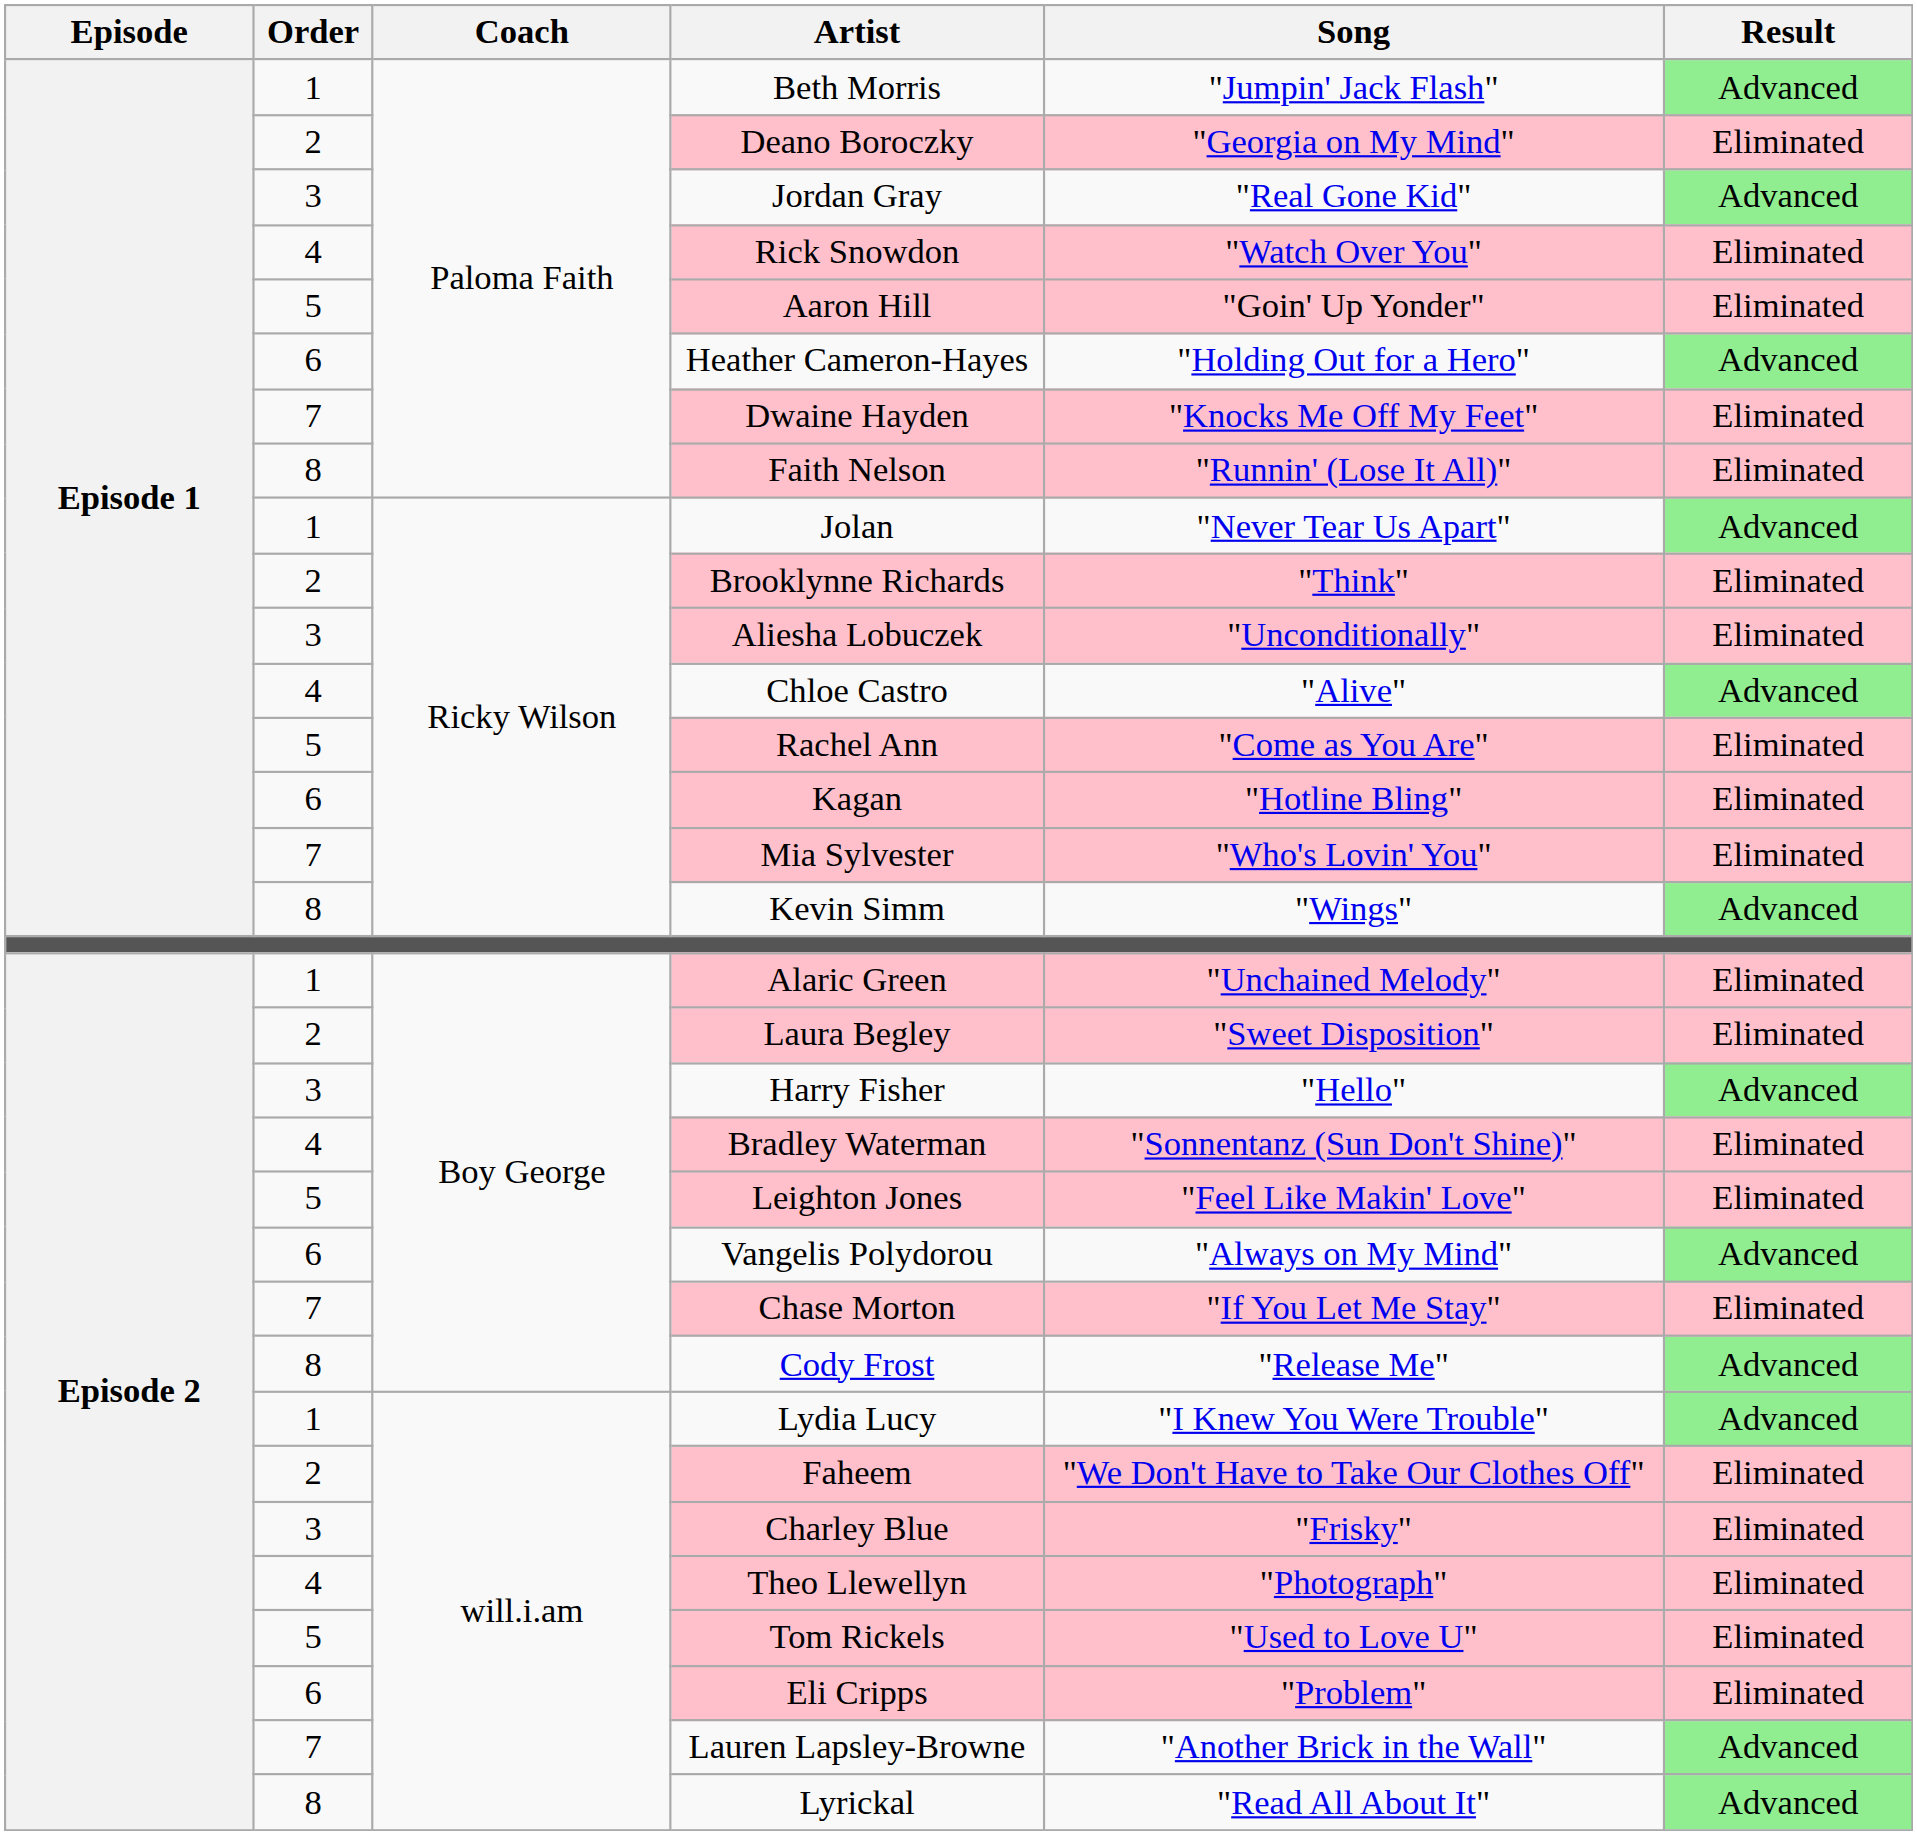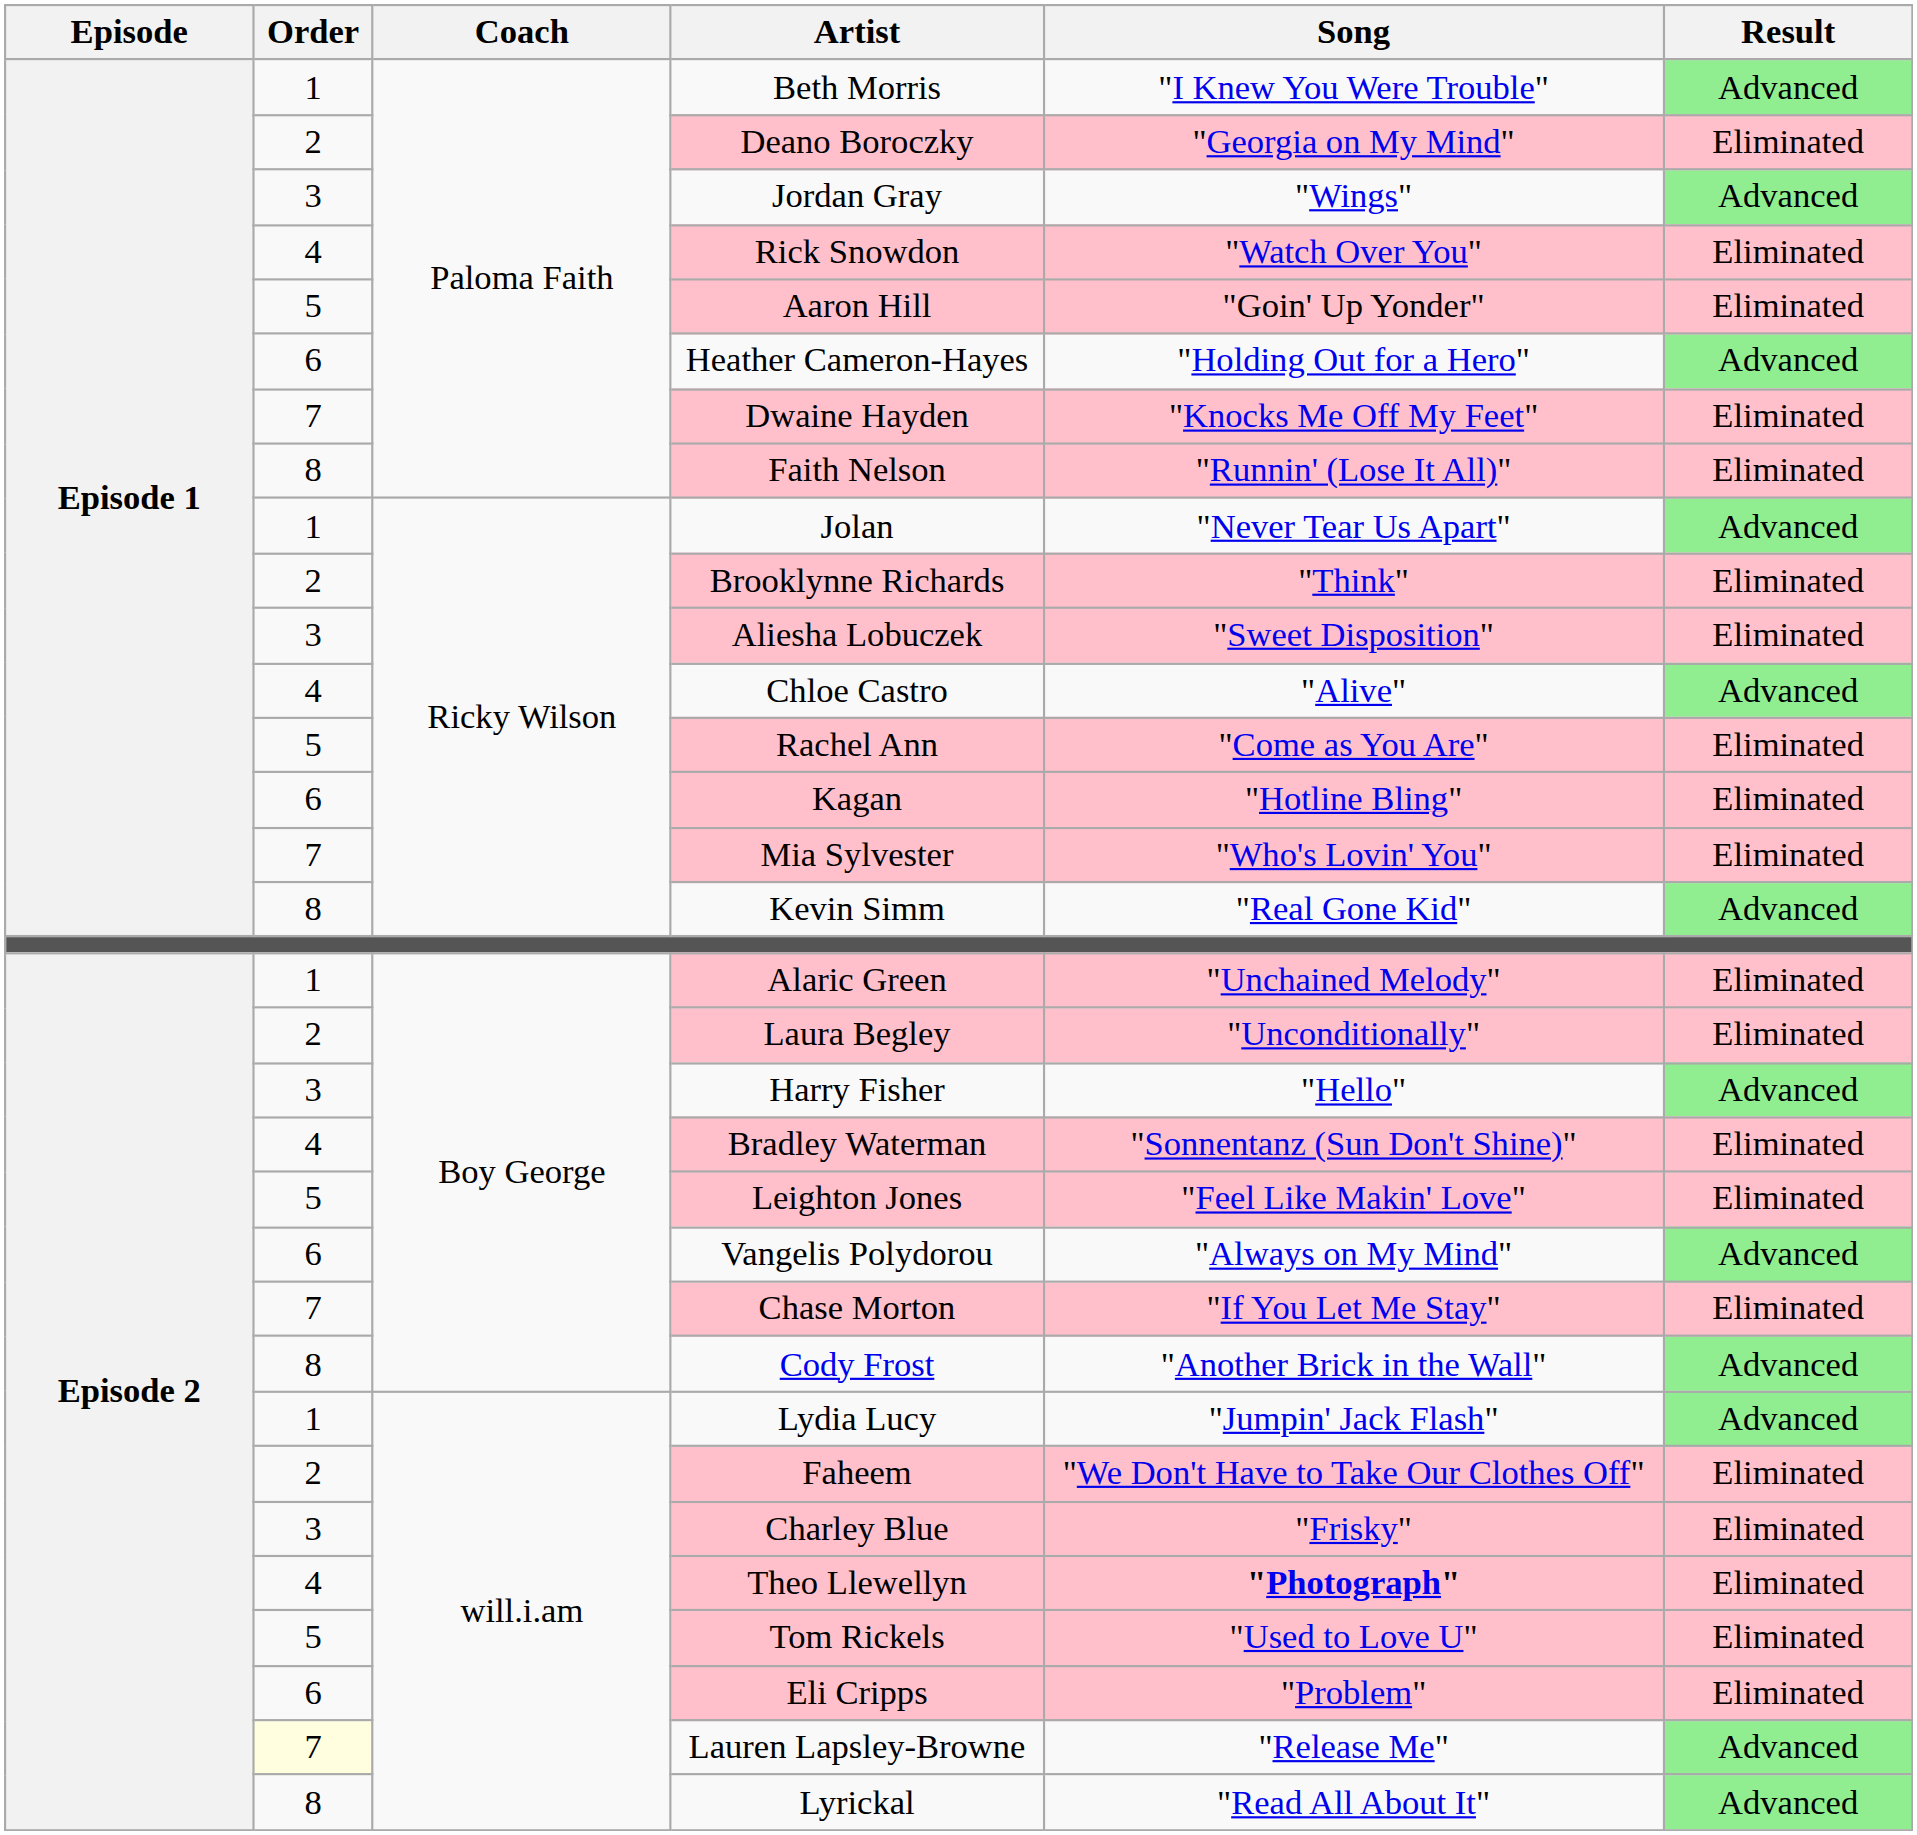(1354, 86) "Jumpin' Jack Flash" -> (1354, 86) "I Knew You Were Trouble"
(1354, 196) "Real Gone Kid" -> (1354, 196) "Wings"
(1354, 634) "Unconditionally" -> (1354, 634) "Sweet Disposition"
(1354, 908) "Wings" -> (1354, 908) "Real Gone Kid"
(1354, 1034) "Sweet Disposition" -> (1354, 1034) "Unconditionally"
(1354, 1363) "Release Me" -> (1354, 1363) "Another Brick in the Wall"
(1354, 1418) "I Knew You Were Trouble" -> (1354, 1418) "Jumpin' Jack Flash"
(1354, 1582) normal -> (1354, 1582) bold
(313, 1746) no background -> (313, 1746) lightyellow background
(1354, 1746) "Another Brick in the Wall" -> (1354, 1746) "Release Me"
